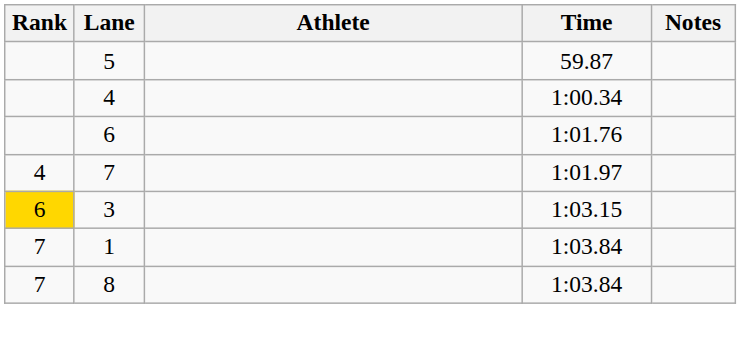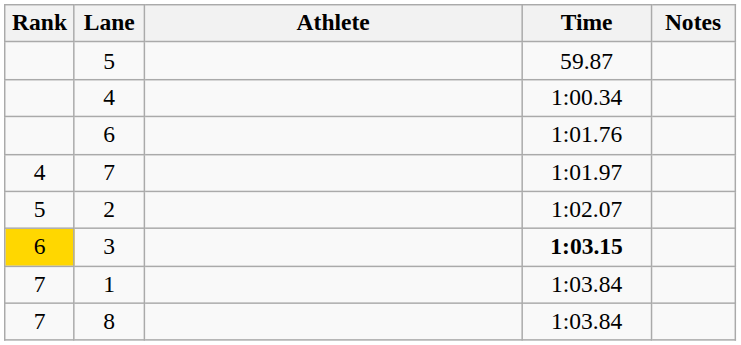+ row: (109, 209)
(587, 209) normal -> (587, 246) bold
